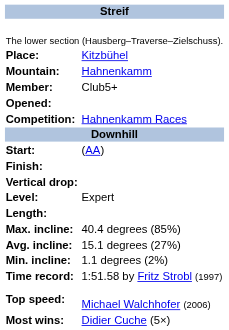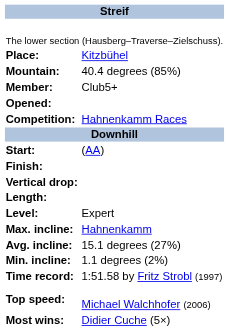(117, 71) Hahnenkamm -> (131, 71) 40.4 degrees (85%)
rows swapped: (26, 213) <-> (22, 198)
(131, 229) 40.4 degrees (85%) -> (117, 229) Hahnenkamm
